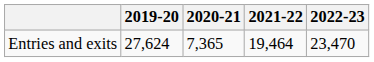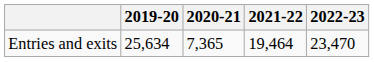(147, 43) 27,624 -> (147, 43) 25,634
